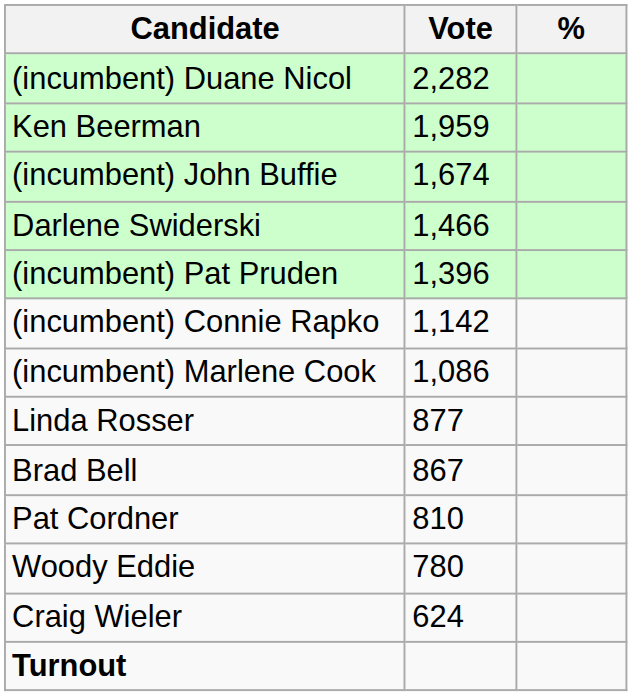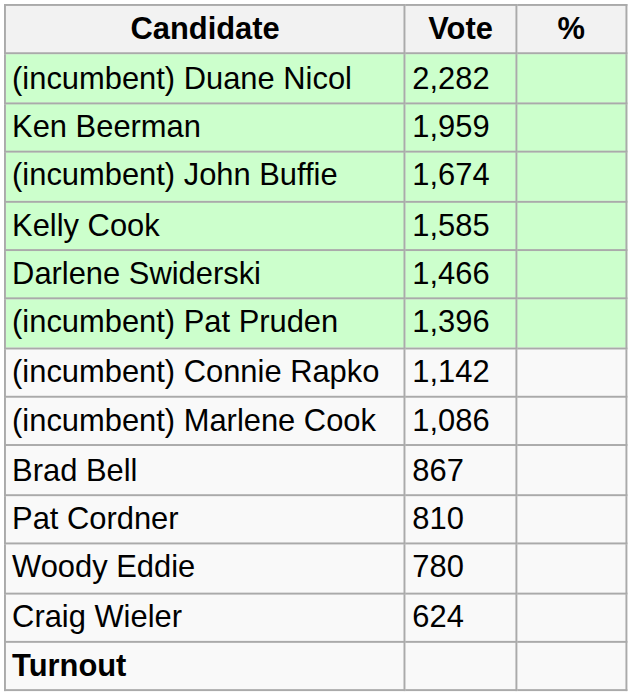+ row: (86, 224)
- row: (103, 420)
